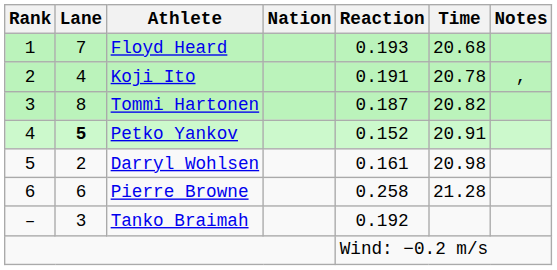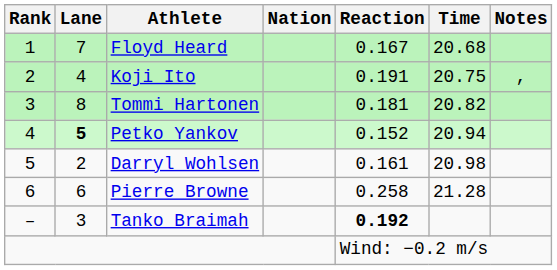(382, 48) 0.193 -> (382, 48) 0.167
(460, 77) 20.78 -> (460, 77) 20.75
(382, 106) 0.187 -> (382, 106) 0.181
(460, 134) 20.91 -> (460, 134) 20.94
(382, 221) normal -> (382, 221) bold
